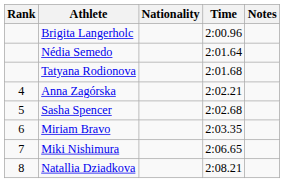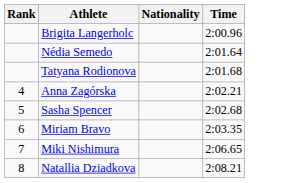- column: (262, 14)
